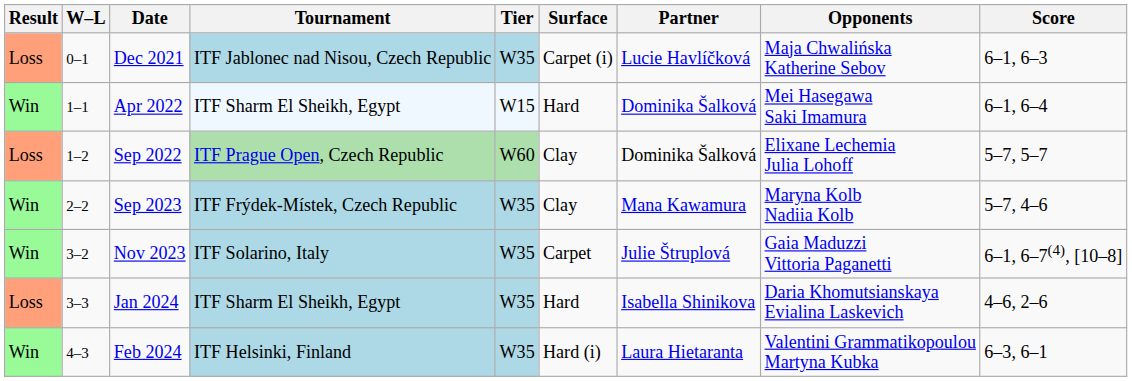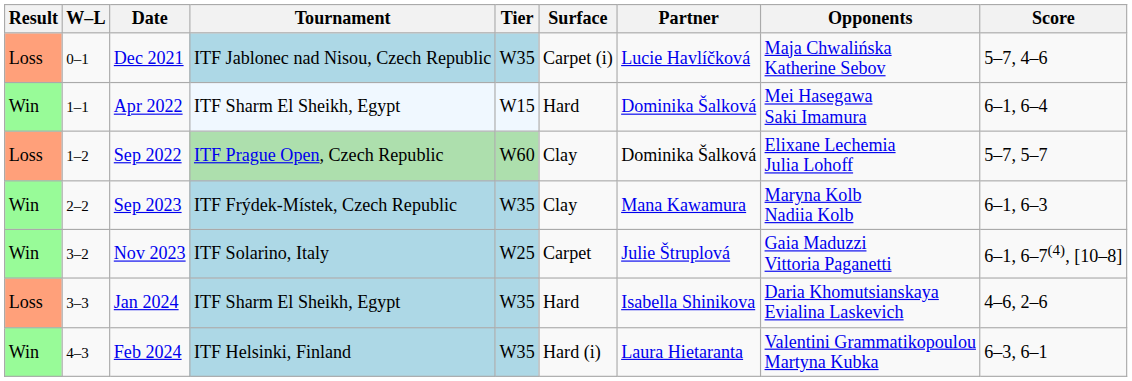(1016, 57) 6–1, 6–3 -> (1016, 57) 5–7, 4–6
(1016, 204) 5–7, 4–6 -> (1016, 204) 6–1, 6–3
(517, 253) W35 -> (517, 253) W25
